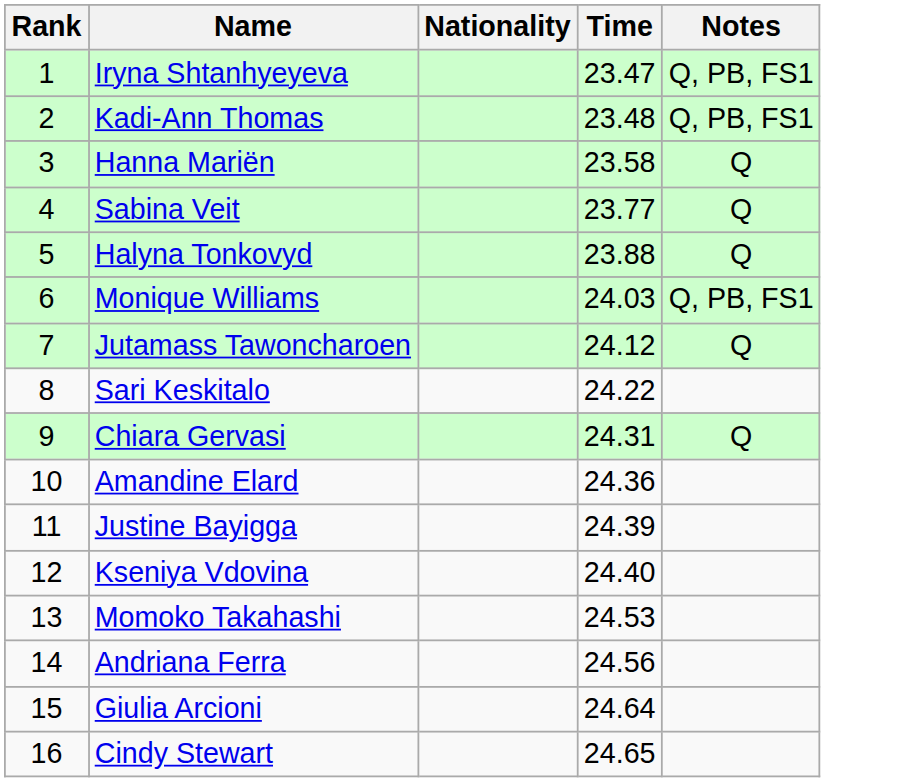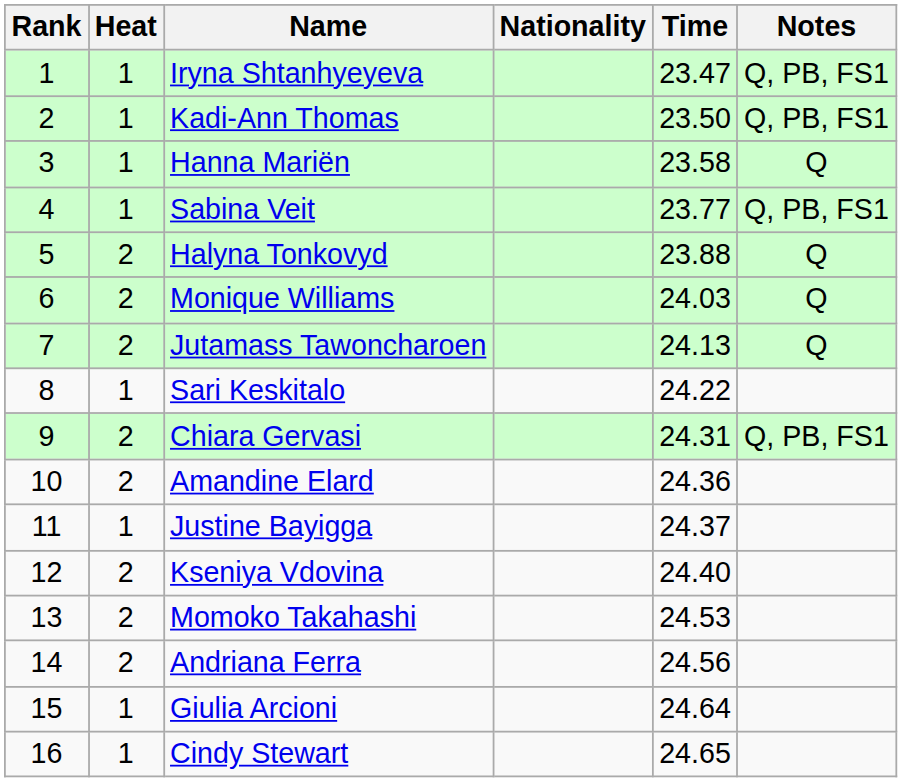+ column: (126, 27)
(620, 118) 23.48 -> (695, 118) 23.50
(741, 208) Q -> (816, 208) Q, PB, FS1
(741, 299) Q, PB, FS1 -> (816, 299) Q
(620, 345) 24.12 -> (695, 345) 24.13
(741, 436) Q -> (816, 436) Q, PB, FS1
(620, 526) 24.39 -> (695, 526) 24.37
